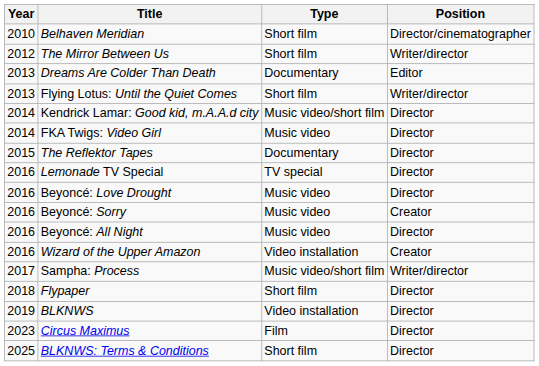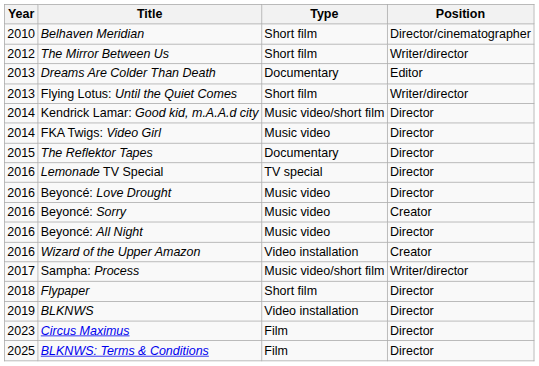(291, 350) Short film -> (276, 350) Film
